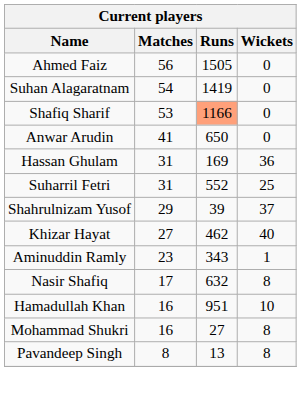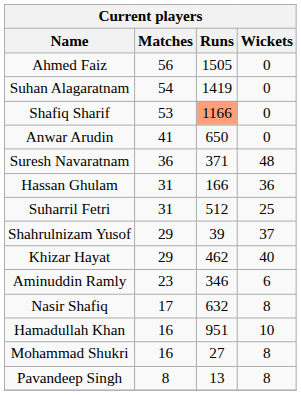+ row: (70, 161)
(217, 161) 169 -> (217, 185) 166
(217, 185) 552 -> (217, 209) 512
(166, 233) 27 -> (166, 257) 29
(217, 257) 343 -> (217, 281) 346
(267, 257) 1 -> (267, 281) 6
